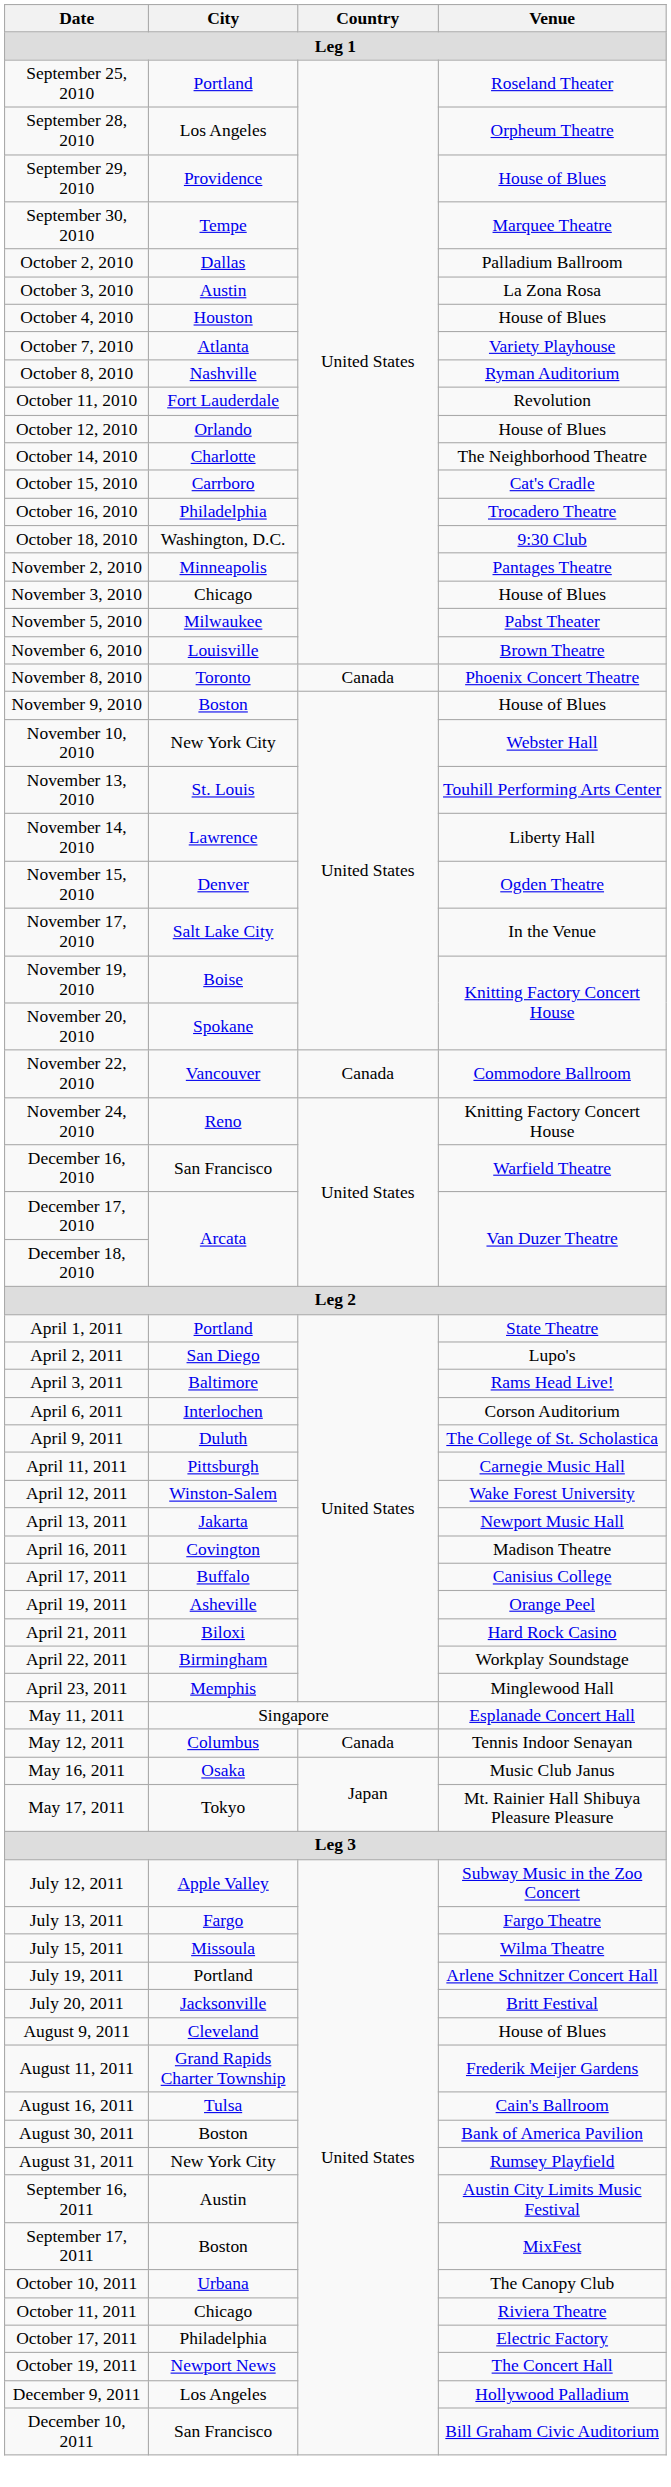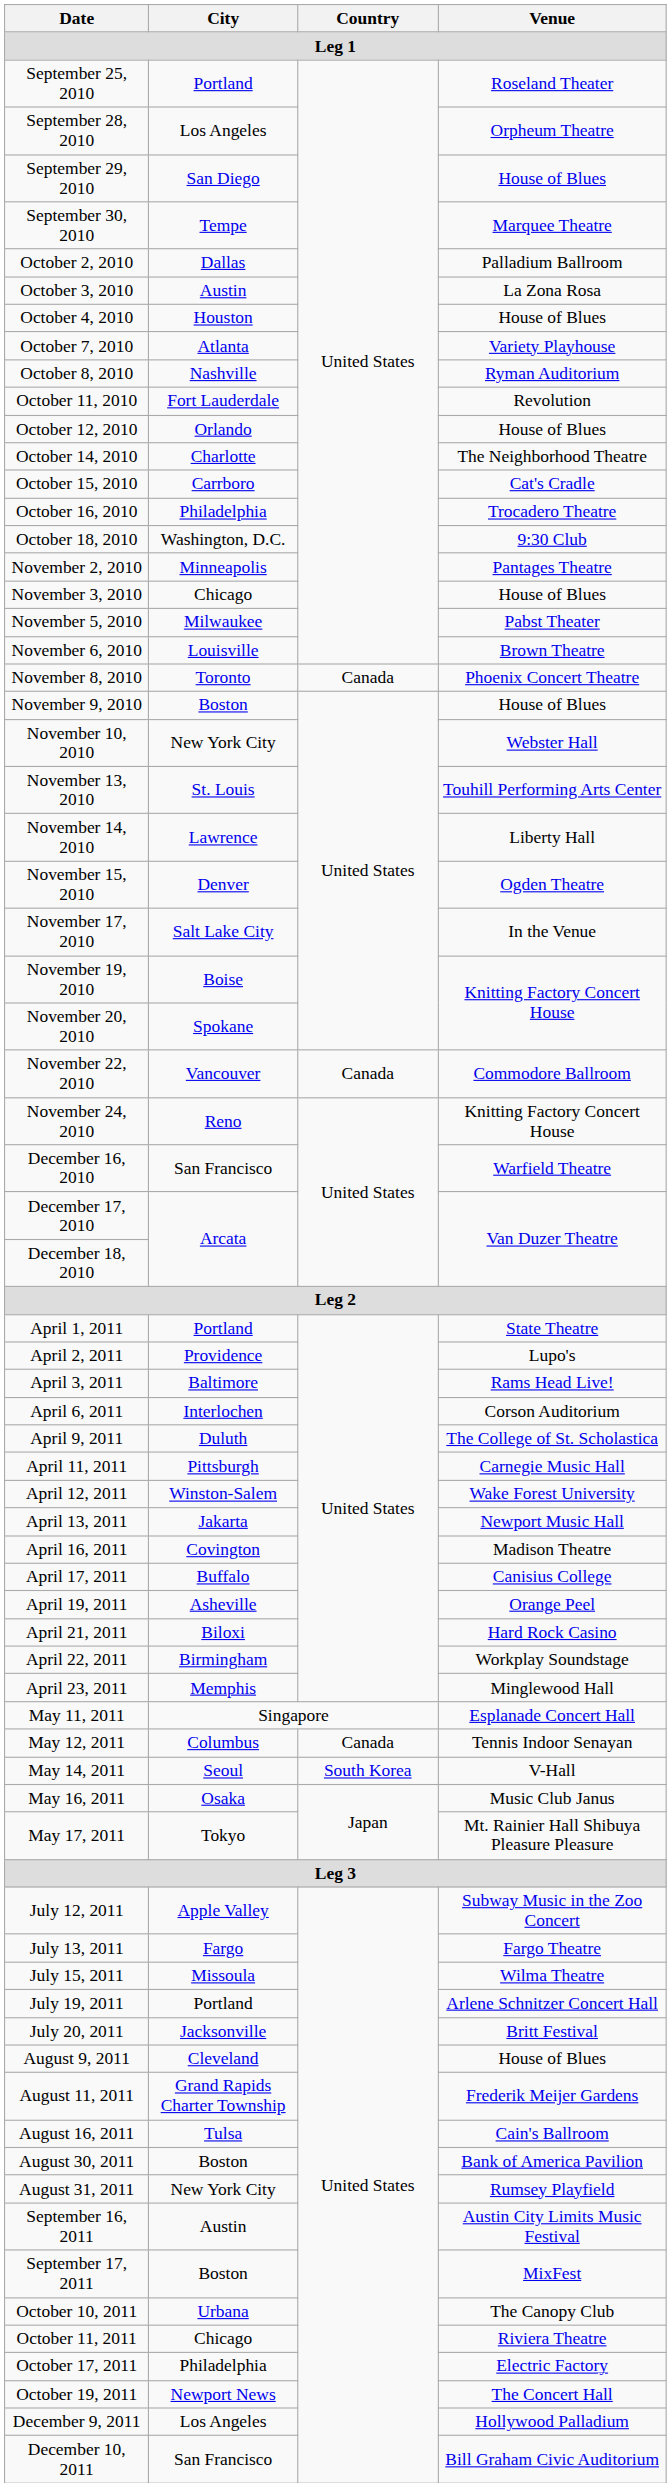(223, 178) Providence -> (223, 178) San Diego
(223, 1355) San Diego -> (223, 1355) Providence
+ row: (77, 1770)
